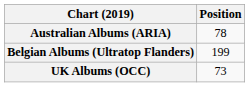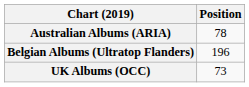(221, 52) 199 -> (221, 52) 196
